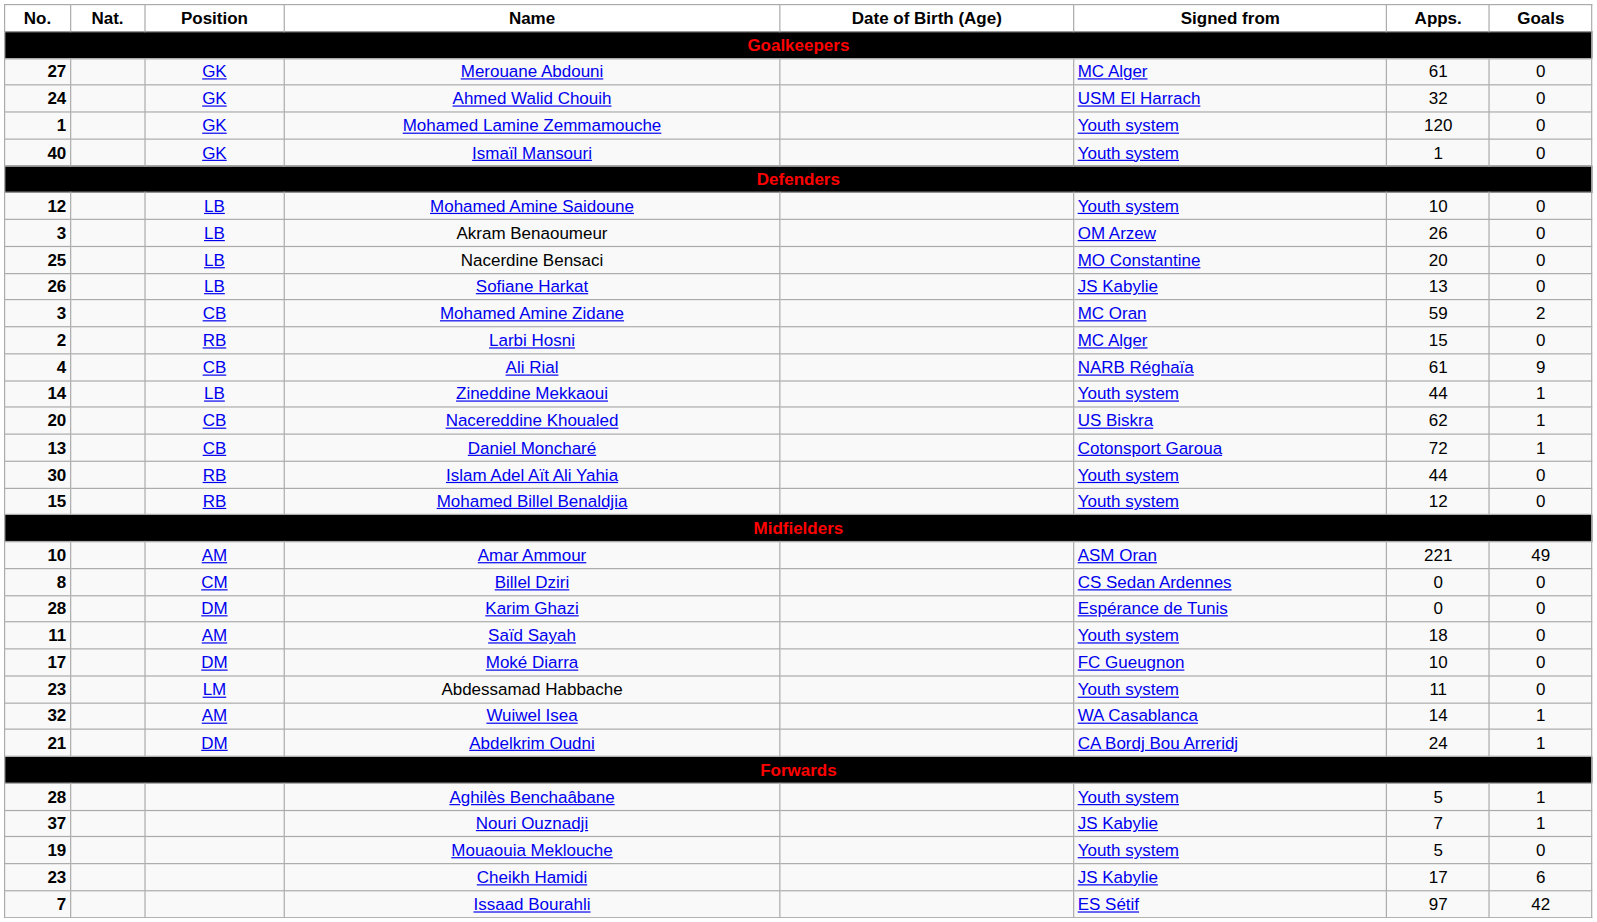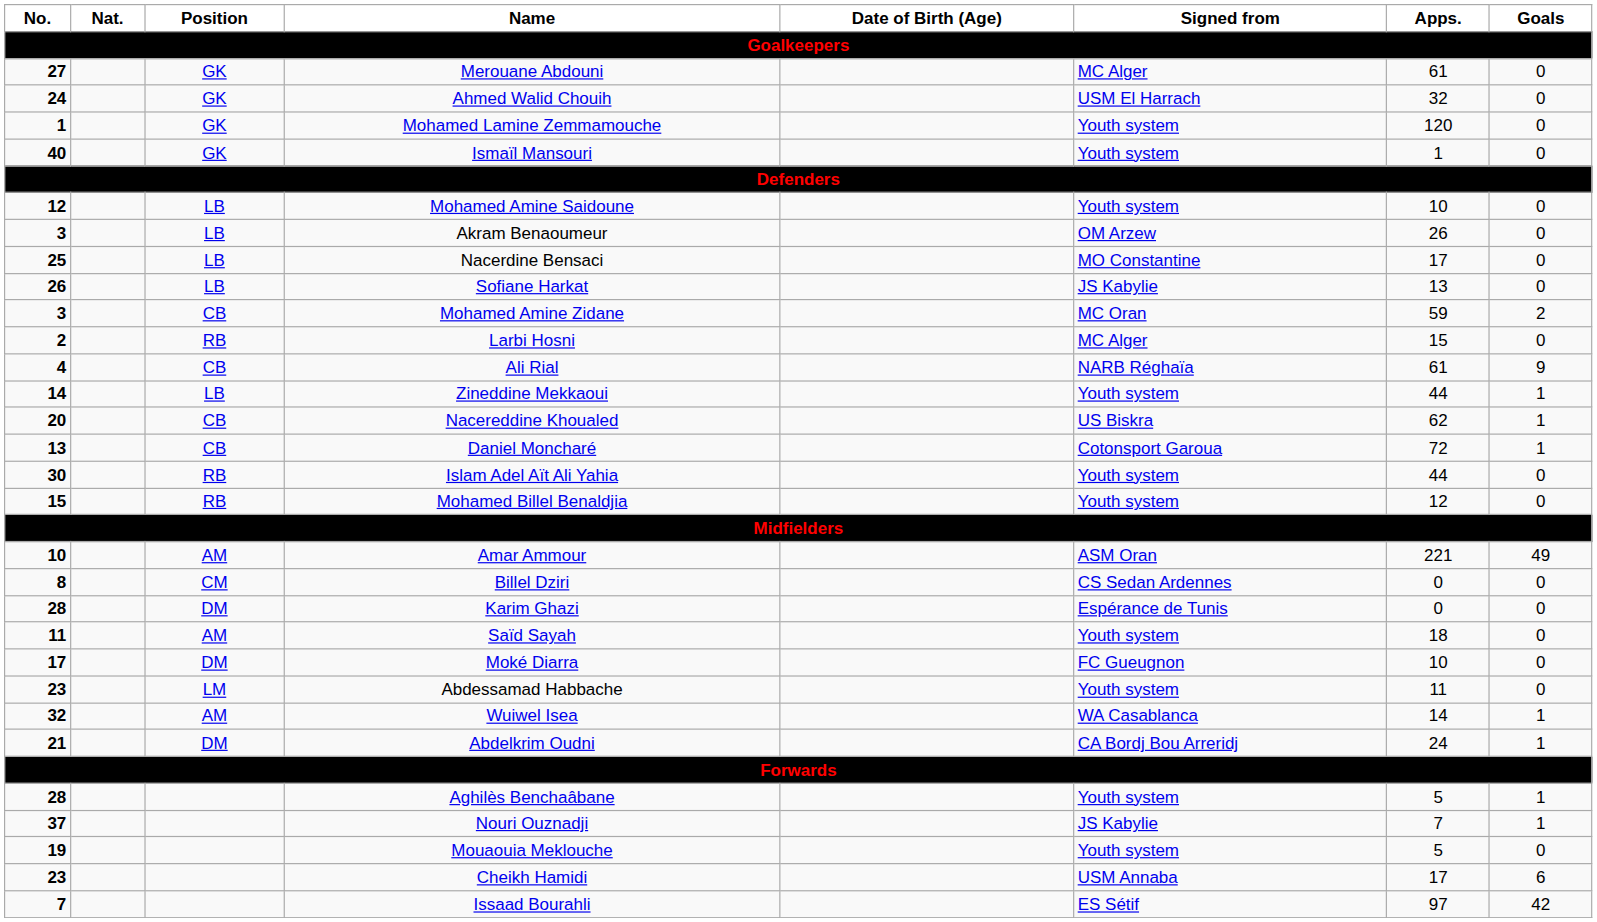(1438, 260) 20 -> (1438, 260) 17
(1118, 877) JS Kabylie -> (1128, 877) USM Annaba
